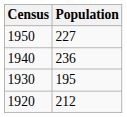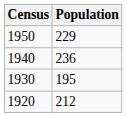(66, 36) 227 -> (66, 36) 229
